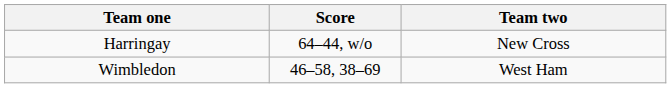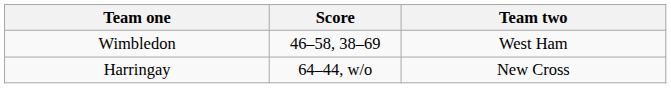rows swapped: (137, 69) <-> (137, 43)
